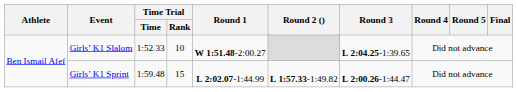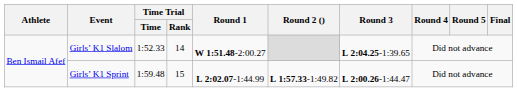(180, 48) 10 -> (180, 48) 14
